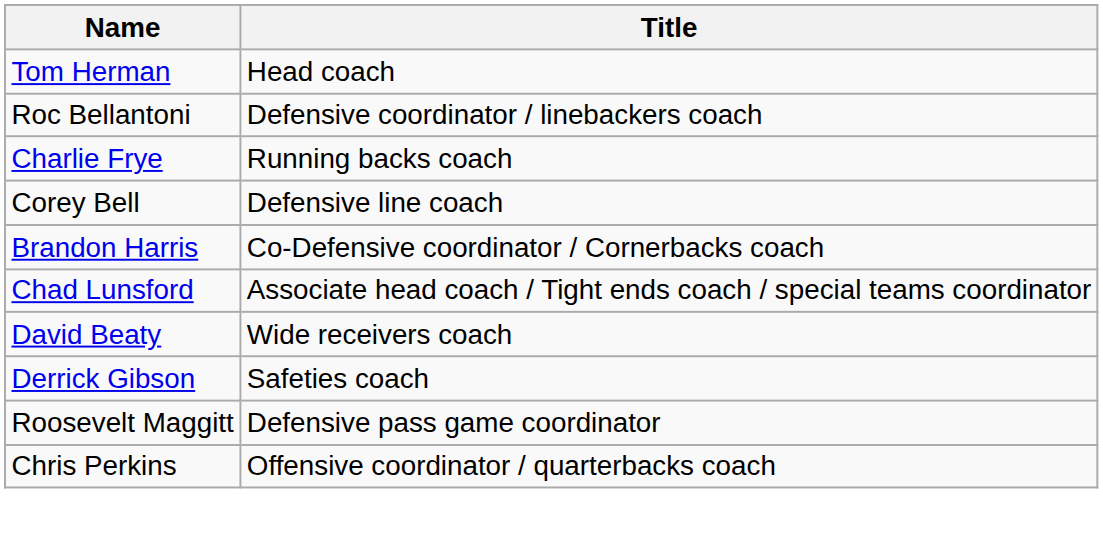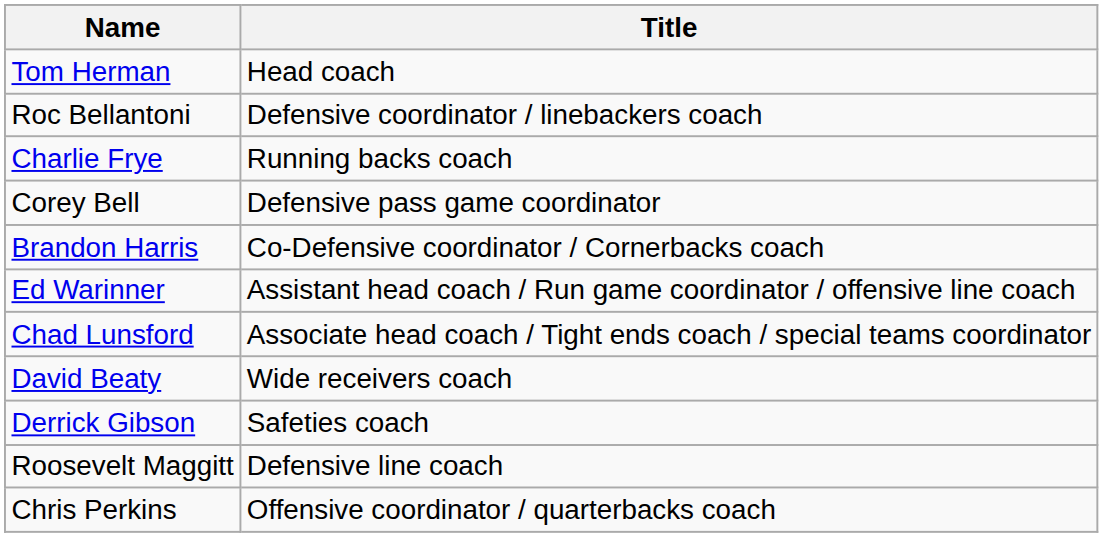(375, 203) Defensive line coach -> (454, 203) Defensive pass game coordinator
+ row: (88, 291)
(454, 422) Defensive pass game coordinator -> (375, 466) Defensive line coach
